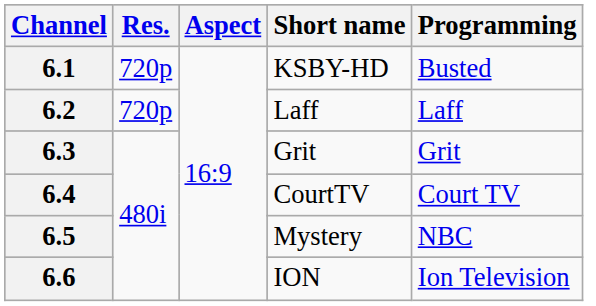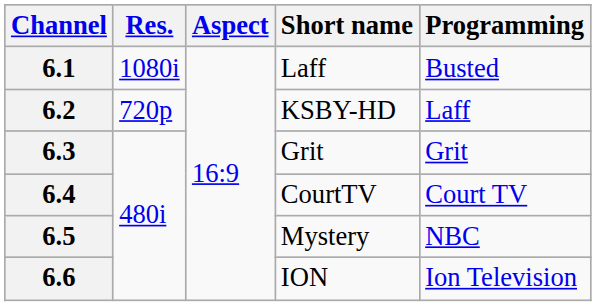(146, 67) 720p -> (149, 67) 1080i
(331, 67) KSBY-HD -> (303, 67) Laff
(296, 109) Laff -> (338, 109) KSBY-HD
